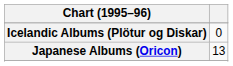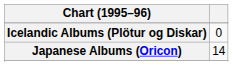(219, 51) 13 -> (219, 51) 14
